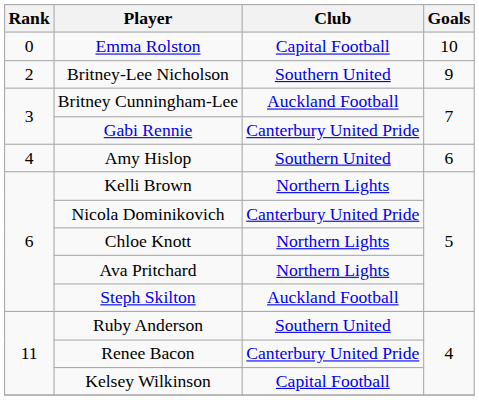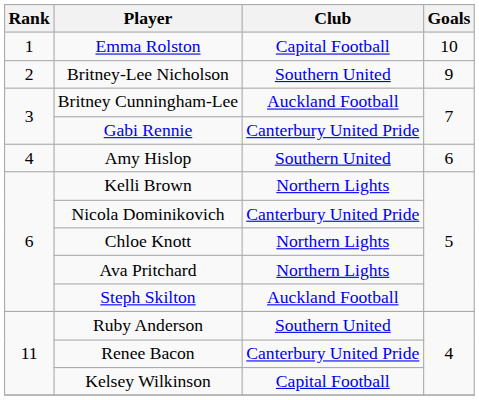(29, 46) 0 -> (29, 46) 1
